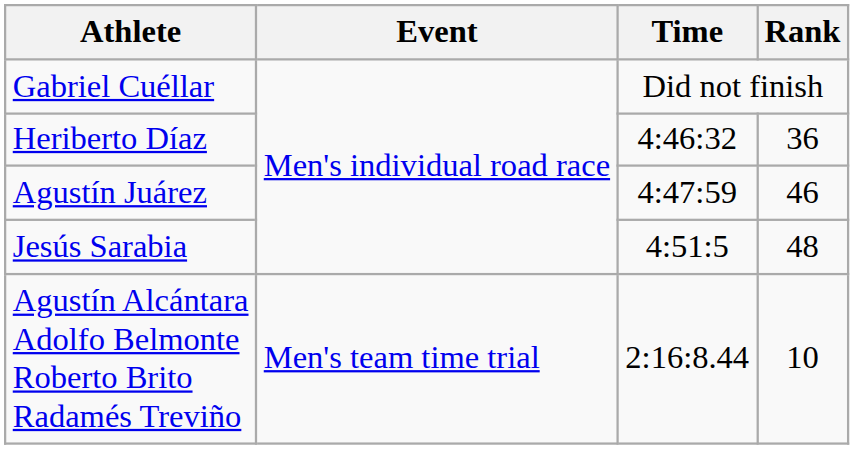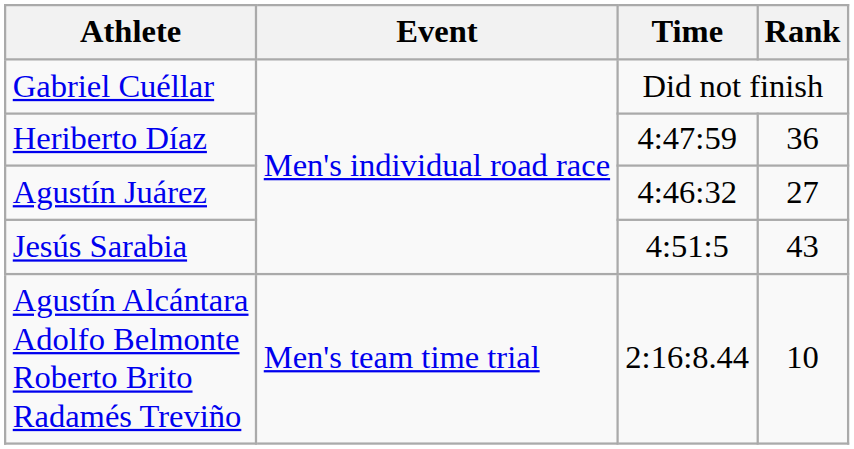(687, 139) 4:46:32 -> (687, 139) 4:47:59
(687, 192) 4:47:59 -> (687, 192) 4:46:32
(802, 192) 46 -> (802, 192) 27
(802, 246) 48 -> (802, 246) 43
